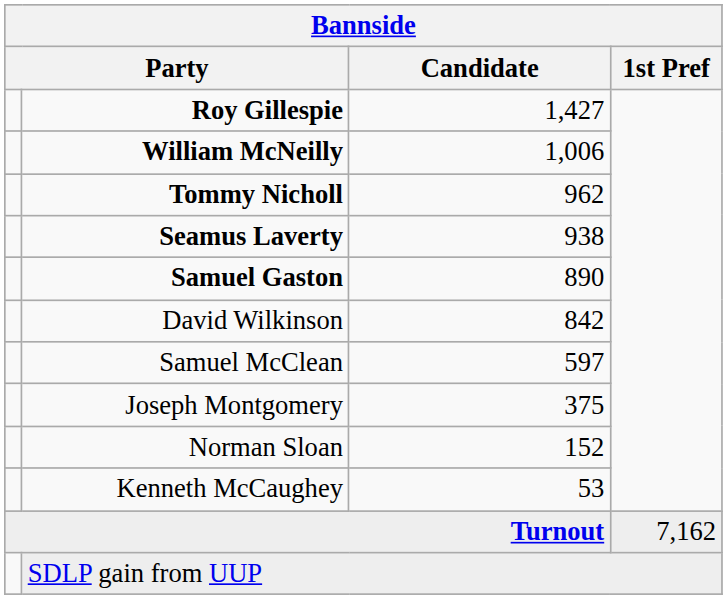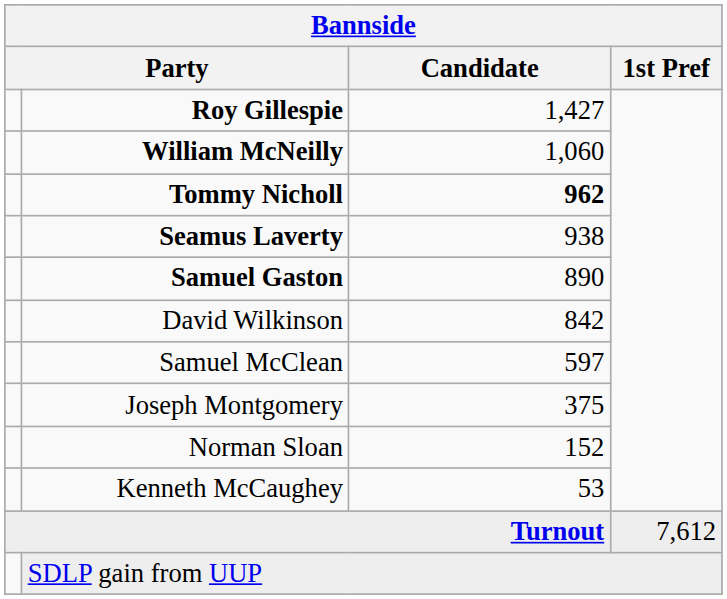(574, 151) 1,006 -> (574, 151) 1,060
(584, 194) normal -> (584, 194) bold
(686, 531) 7,162 -> (686, 531) 7,612
